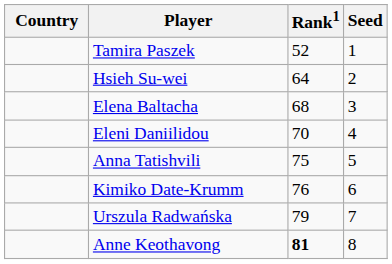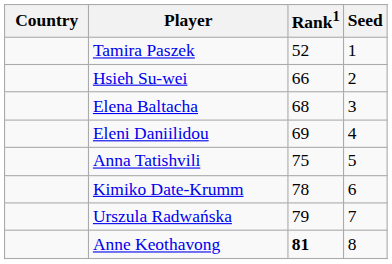(300, 78) 64 -> (300, 78) 66
(300, 133) 70 -> (300, 133) 69
(300, 188) 76 -> (300, 188) 78
